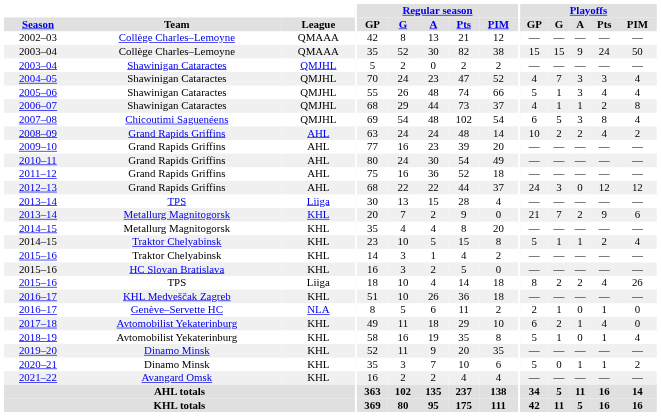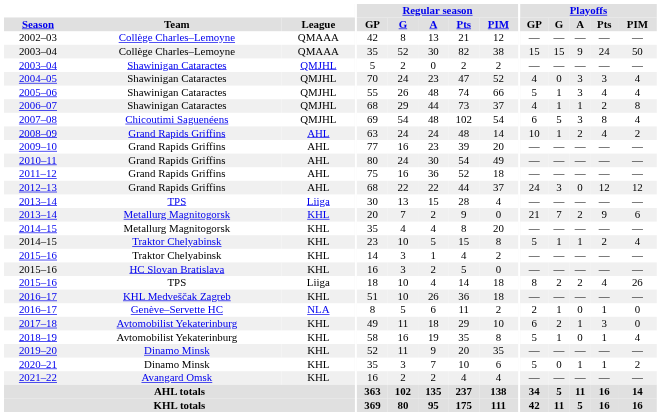(559, 78) 7 -> (559, 78) 0
(559, 133) 2 -> (559, 133) 1
(604, 323) 4 -> (604, 323) 3
